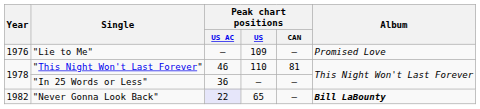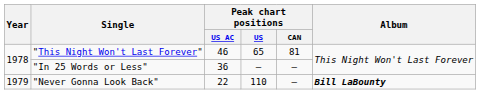- row: (63, 52)
(259, 67) 110 -> (259, 52) 65
(17, 96) 1982 -> (17, 82) 1979
(223, 96) lavender background -> (223, 82) no background
(259, 96) 65 -> (259, 82) 110
